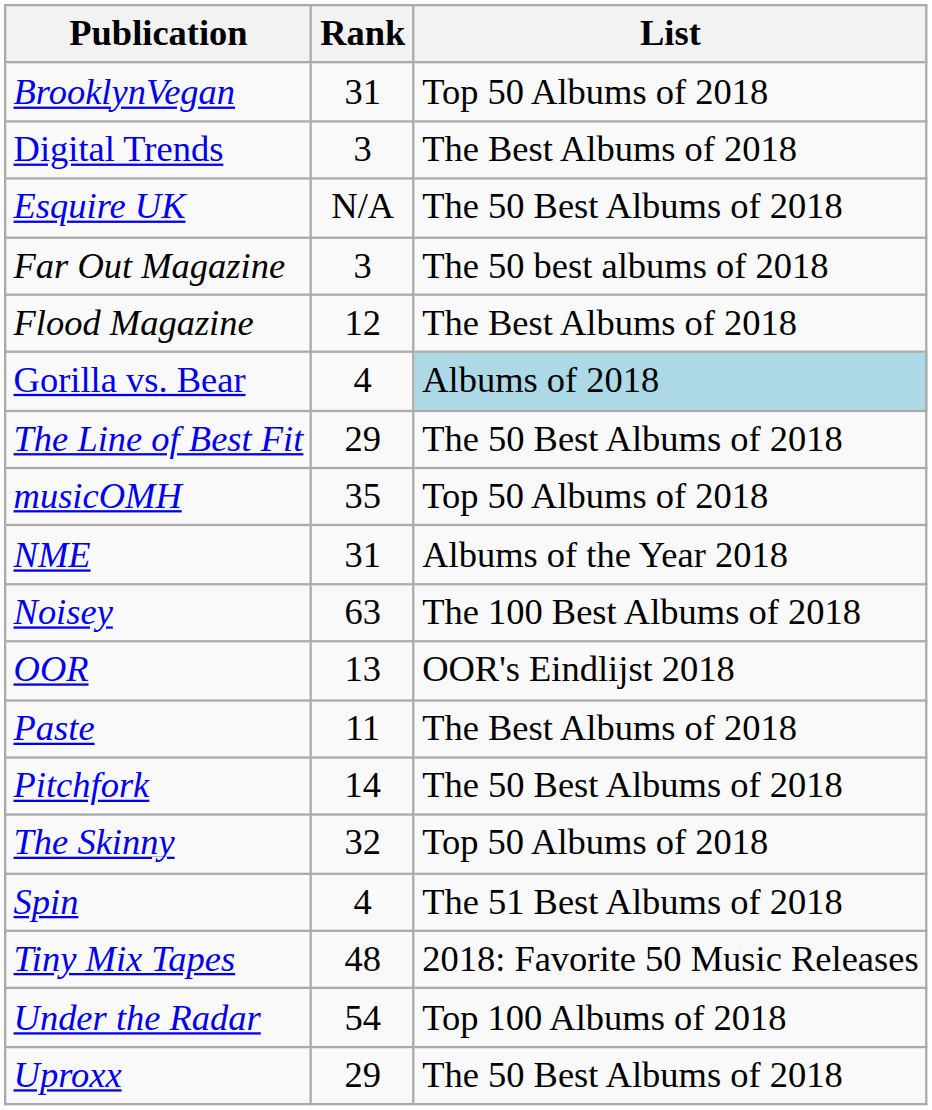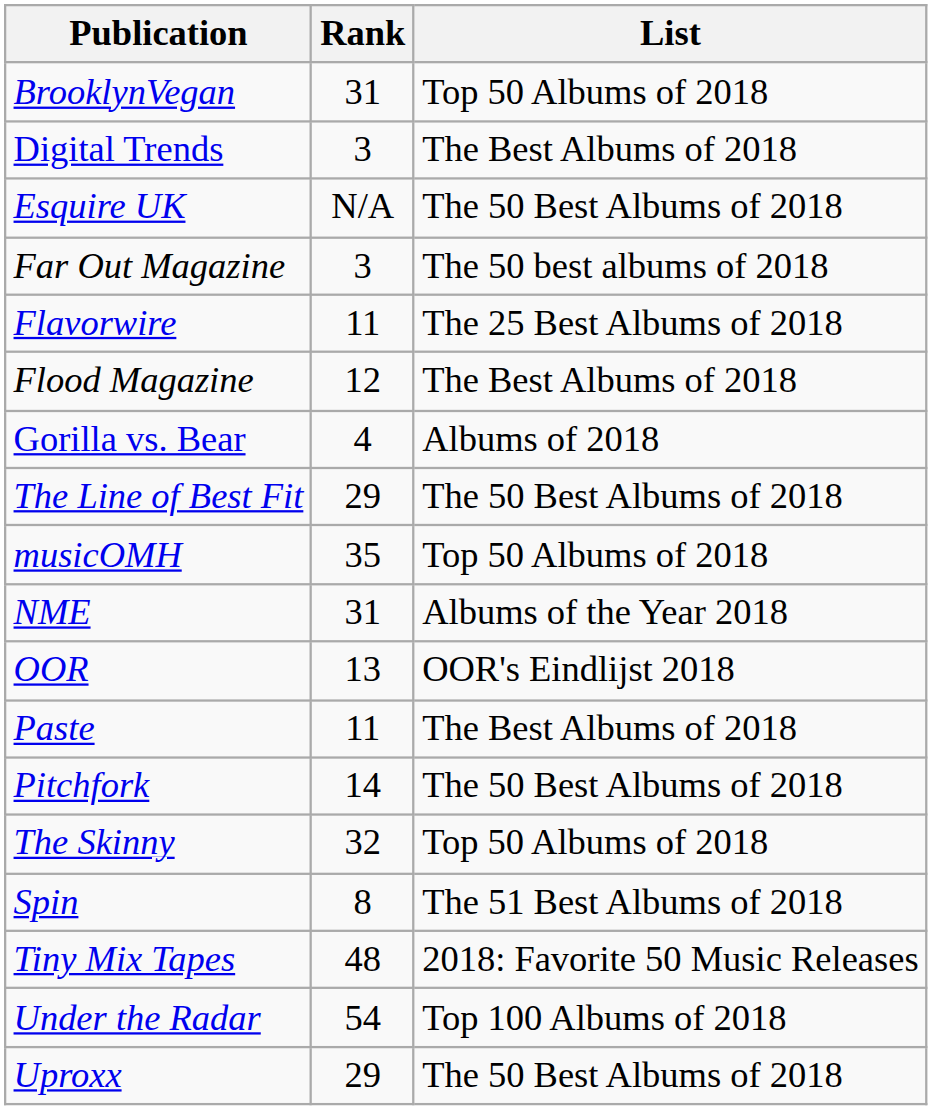+ row: (95, 322)
(541, 380) lightblue background -> (541, 438) no background
- row: (63, 611)
(363, 901) 4 -> (363, 901) 8
